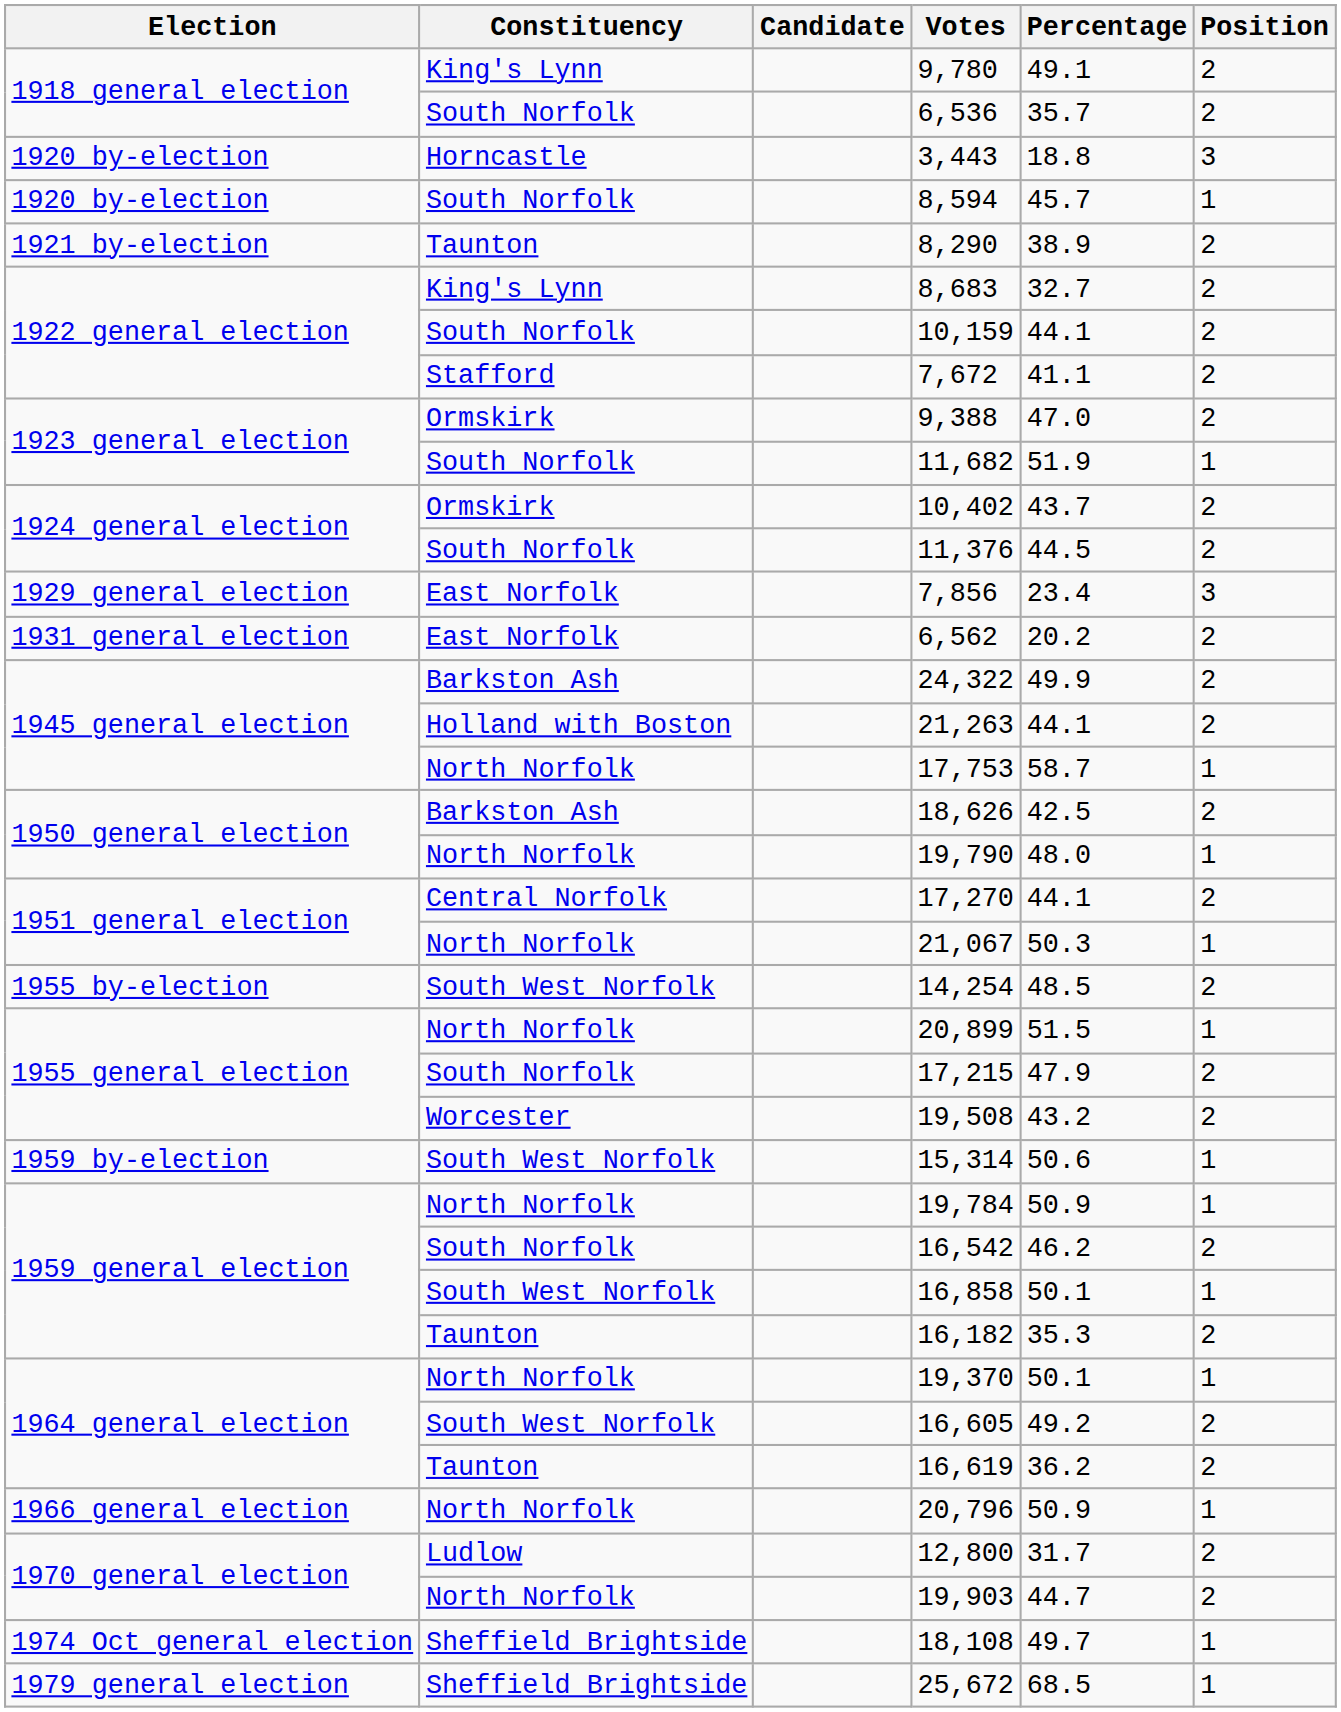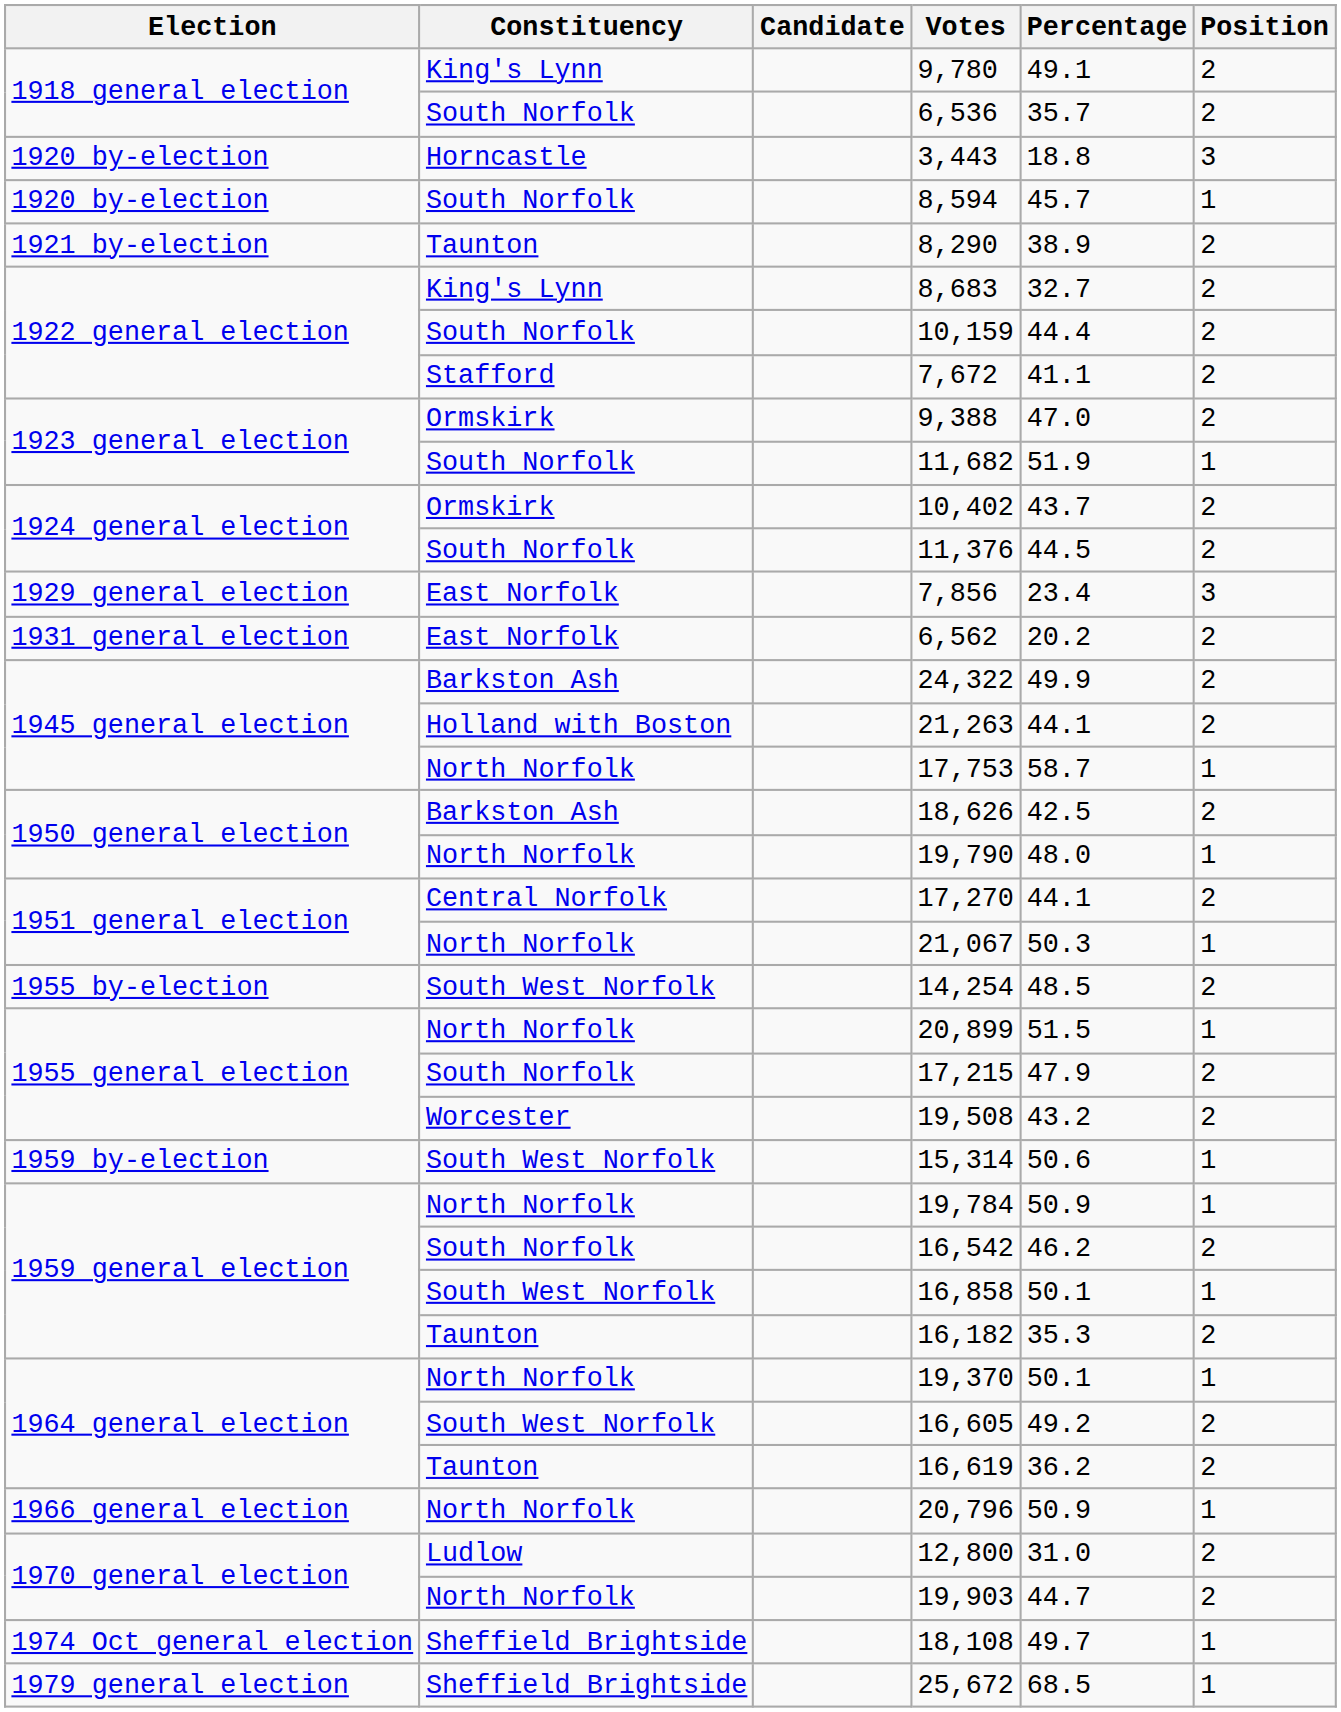(1059, 332) 44.1 -> (1059, 332) 44.4
(1059, 1554) 31.7 -> (1059, 1554) 31.0
